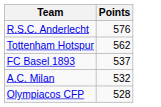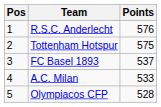+ column: (16, 13)
(122, 45) 562 -> (146, 45) 575
(122, 78) 532 -> (146, 78) 533
